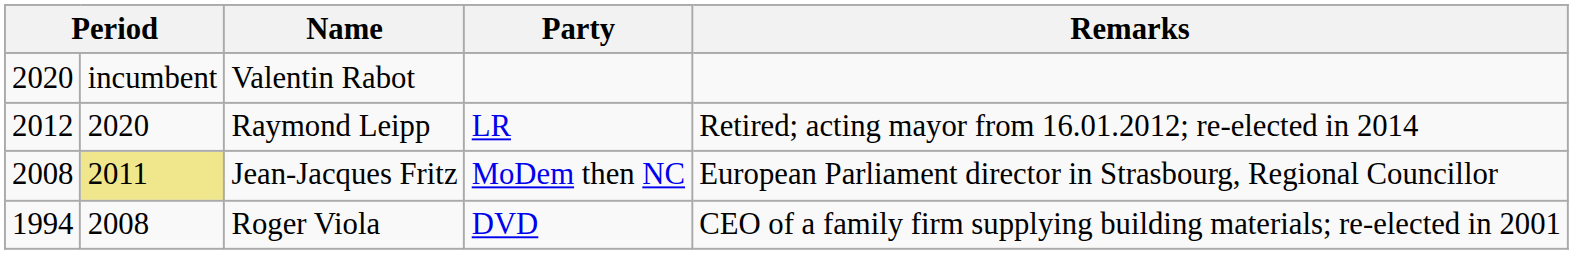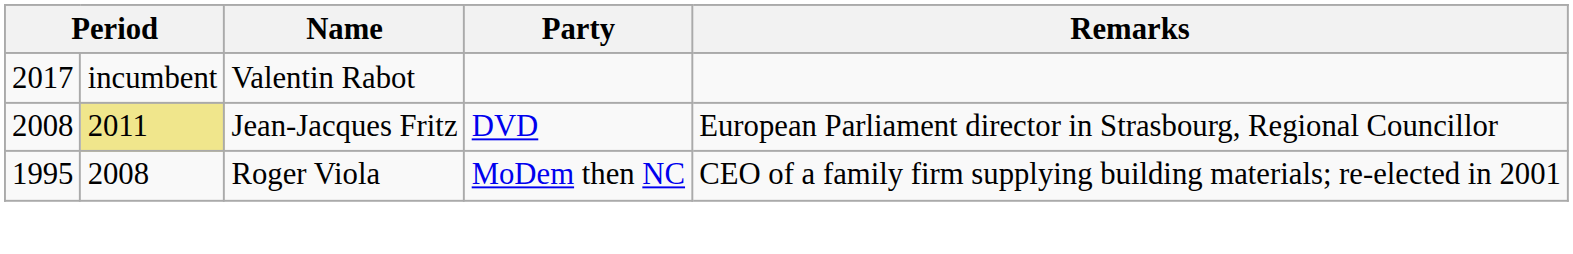(43, 77) 2020 -> (43, 77) 2017
- row: (331, 126)
(578, 175) MoDem then NC -> (505, 126) DVD
(43, 223) 1994 -> (43, 175) 1995
(505, 223) DVD -> (578, 175) MoDem then NC
